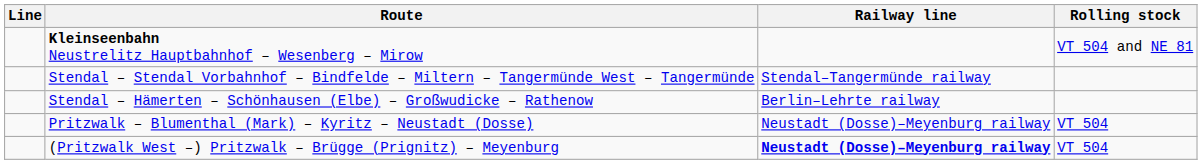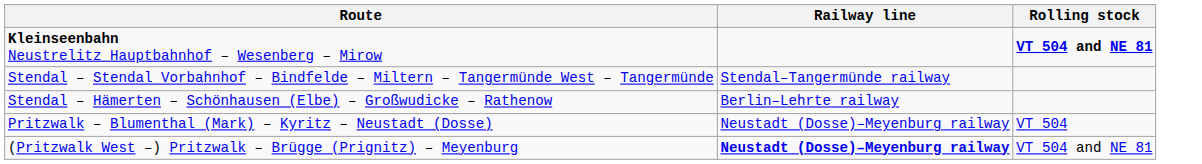- column: (25, 16)
(1125, 47) normal -> (1084, 47) bold
(1083, 148) VT 504 -> (1084, 148) VT 504 and NE 81
